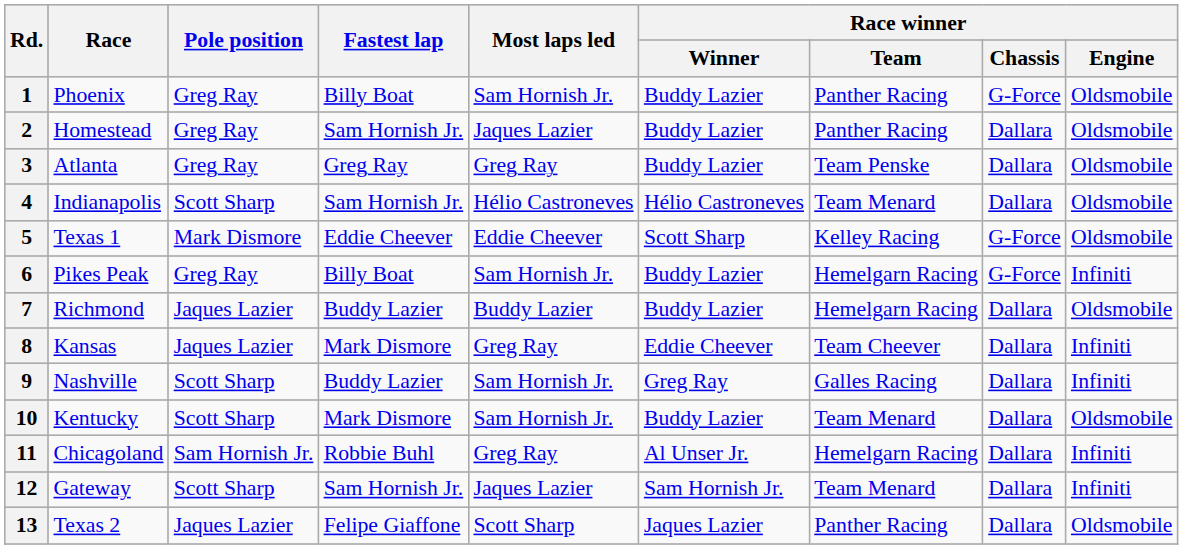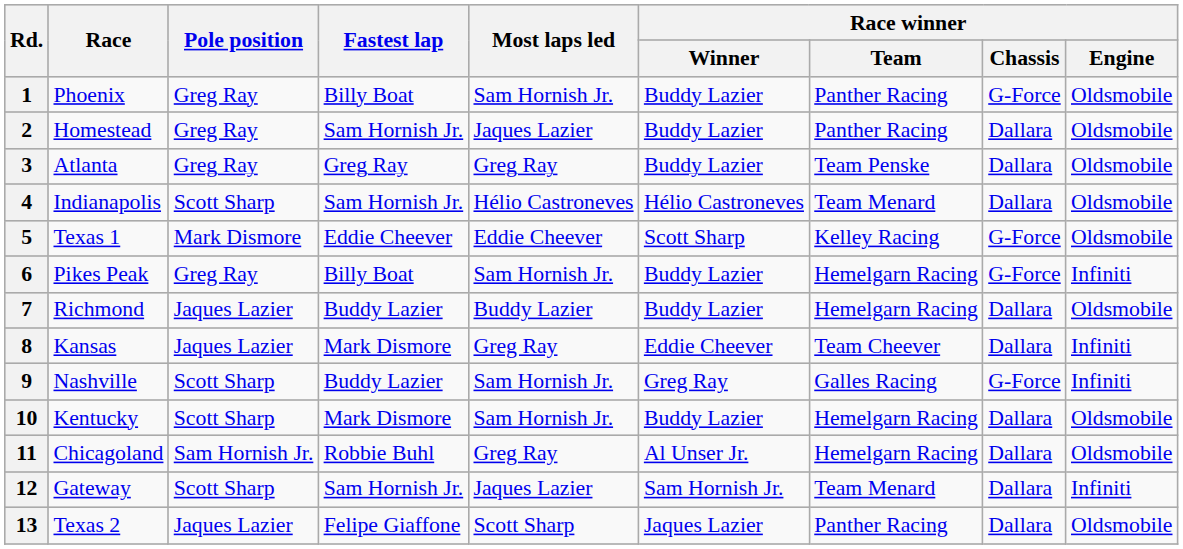(1020, 381) Dallara -> (1024, 381) G-Force
(875, 416) Team Menard -> (896, 416) Hemelgarn Racing
(1101, 452) Infiniti -> (1122, 452) Oldsmobile
